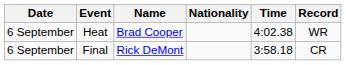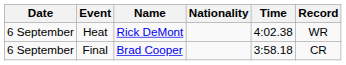(150, 32) Brad Cooper -> (150, 32) Rick DeMont
(150, 50) Rick DeMont -> (150, 50) Brad Cooper
